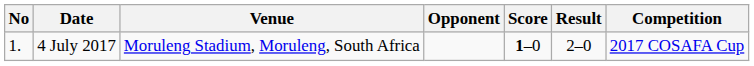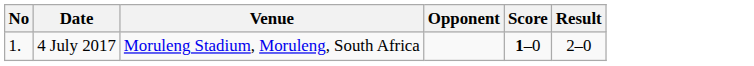- column: (677, 18)
